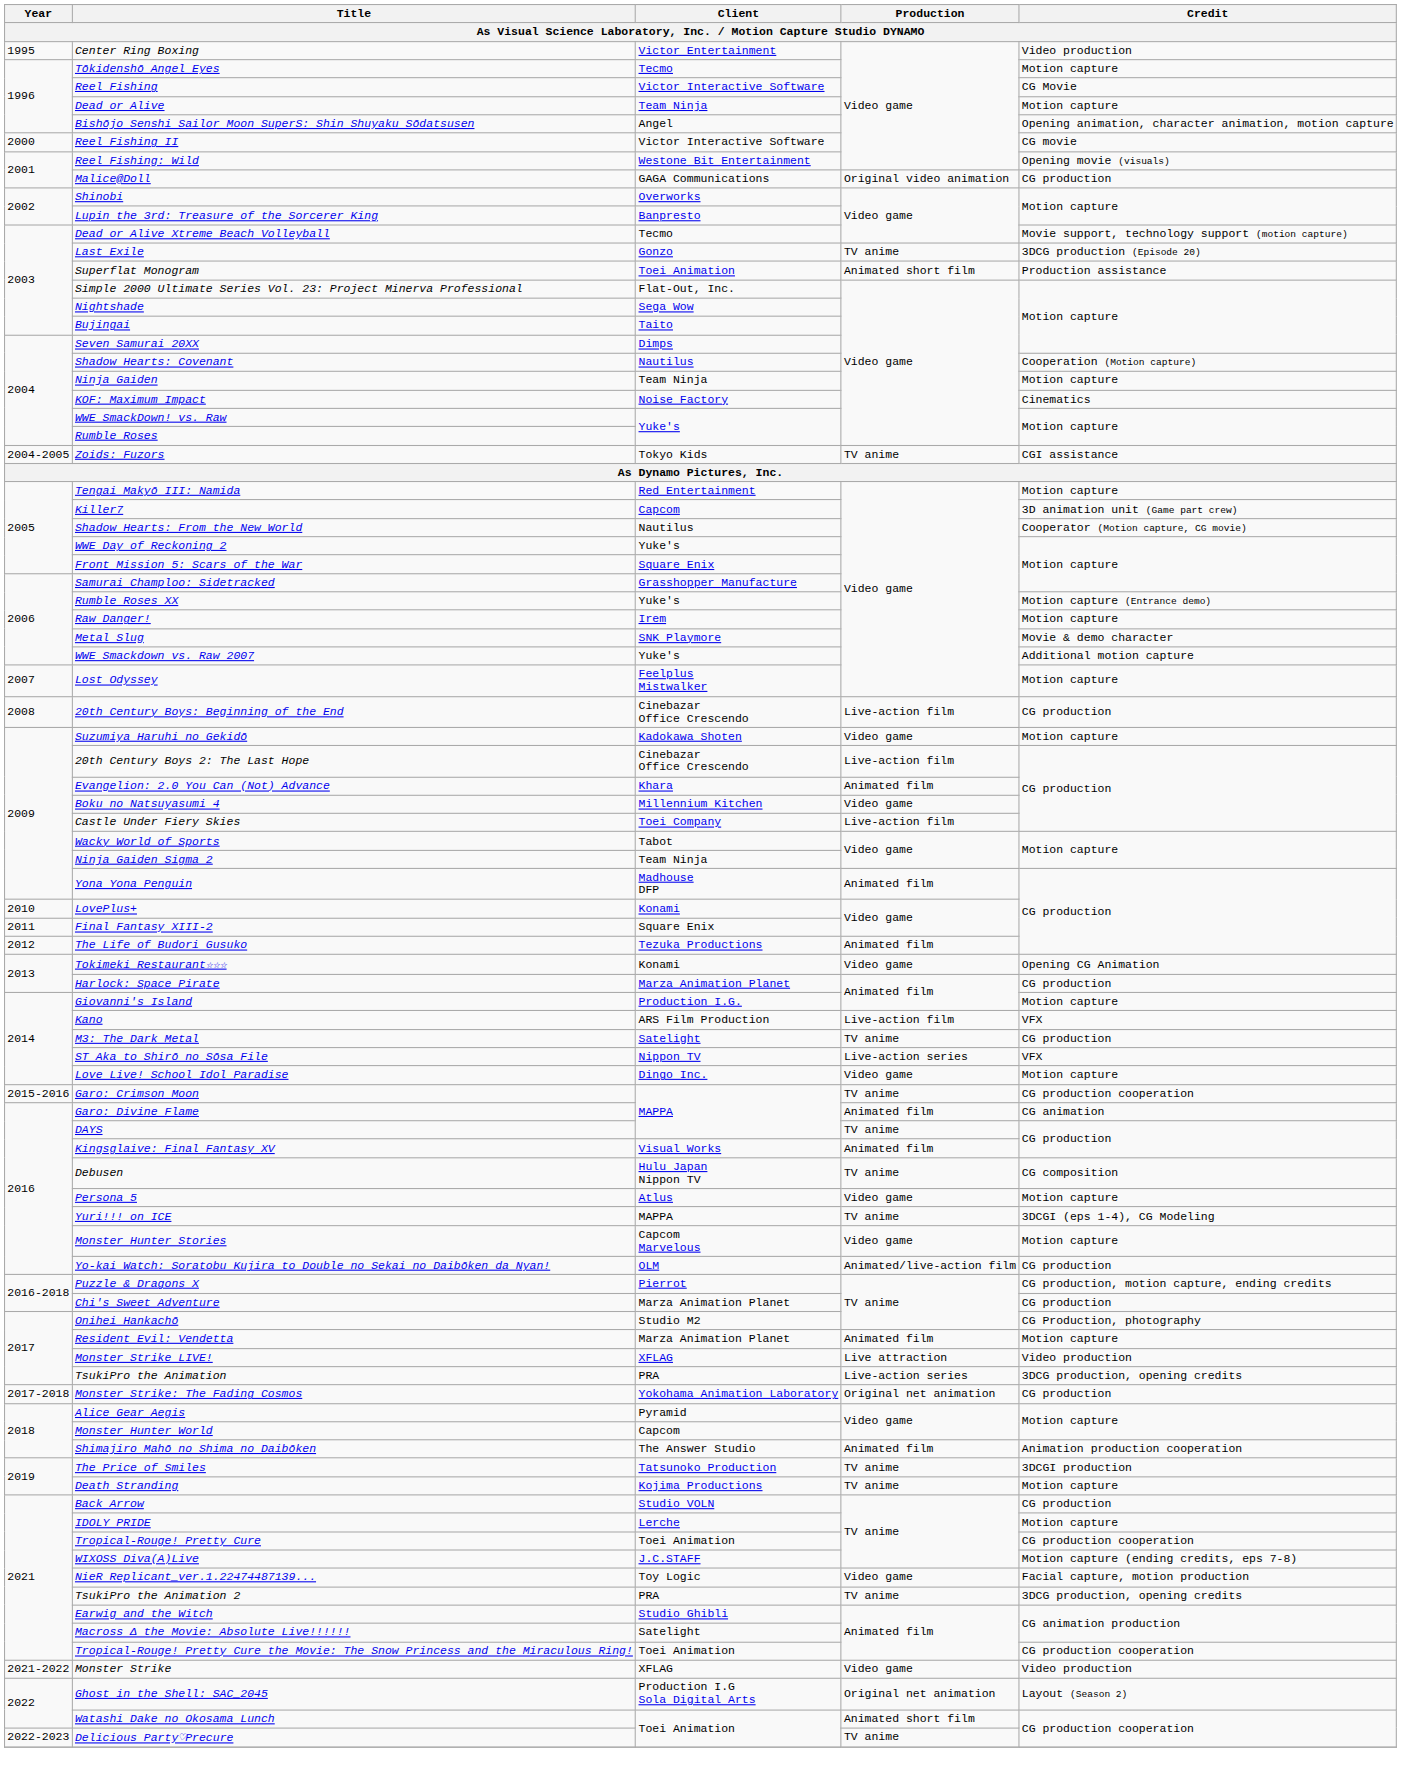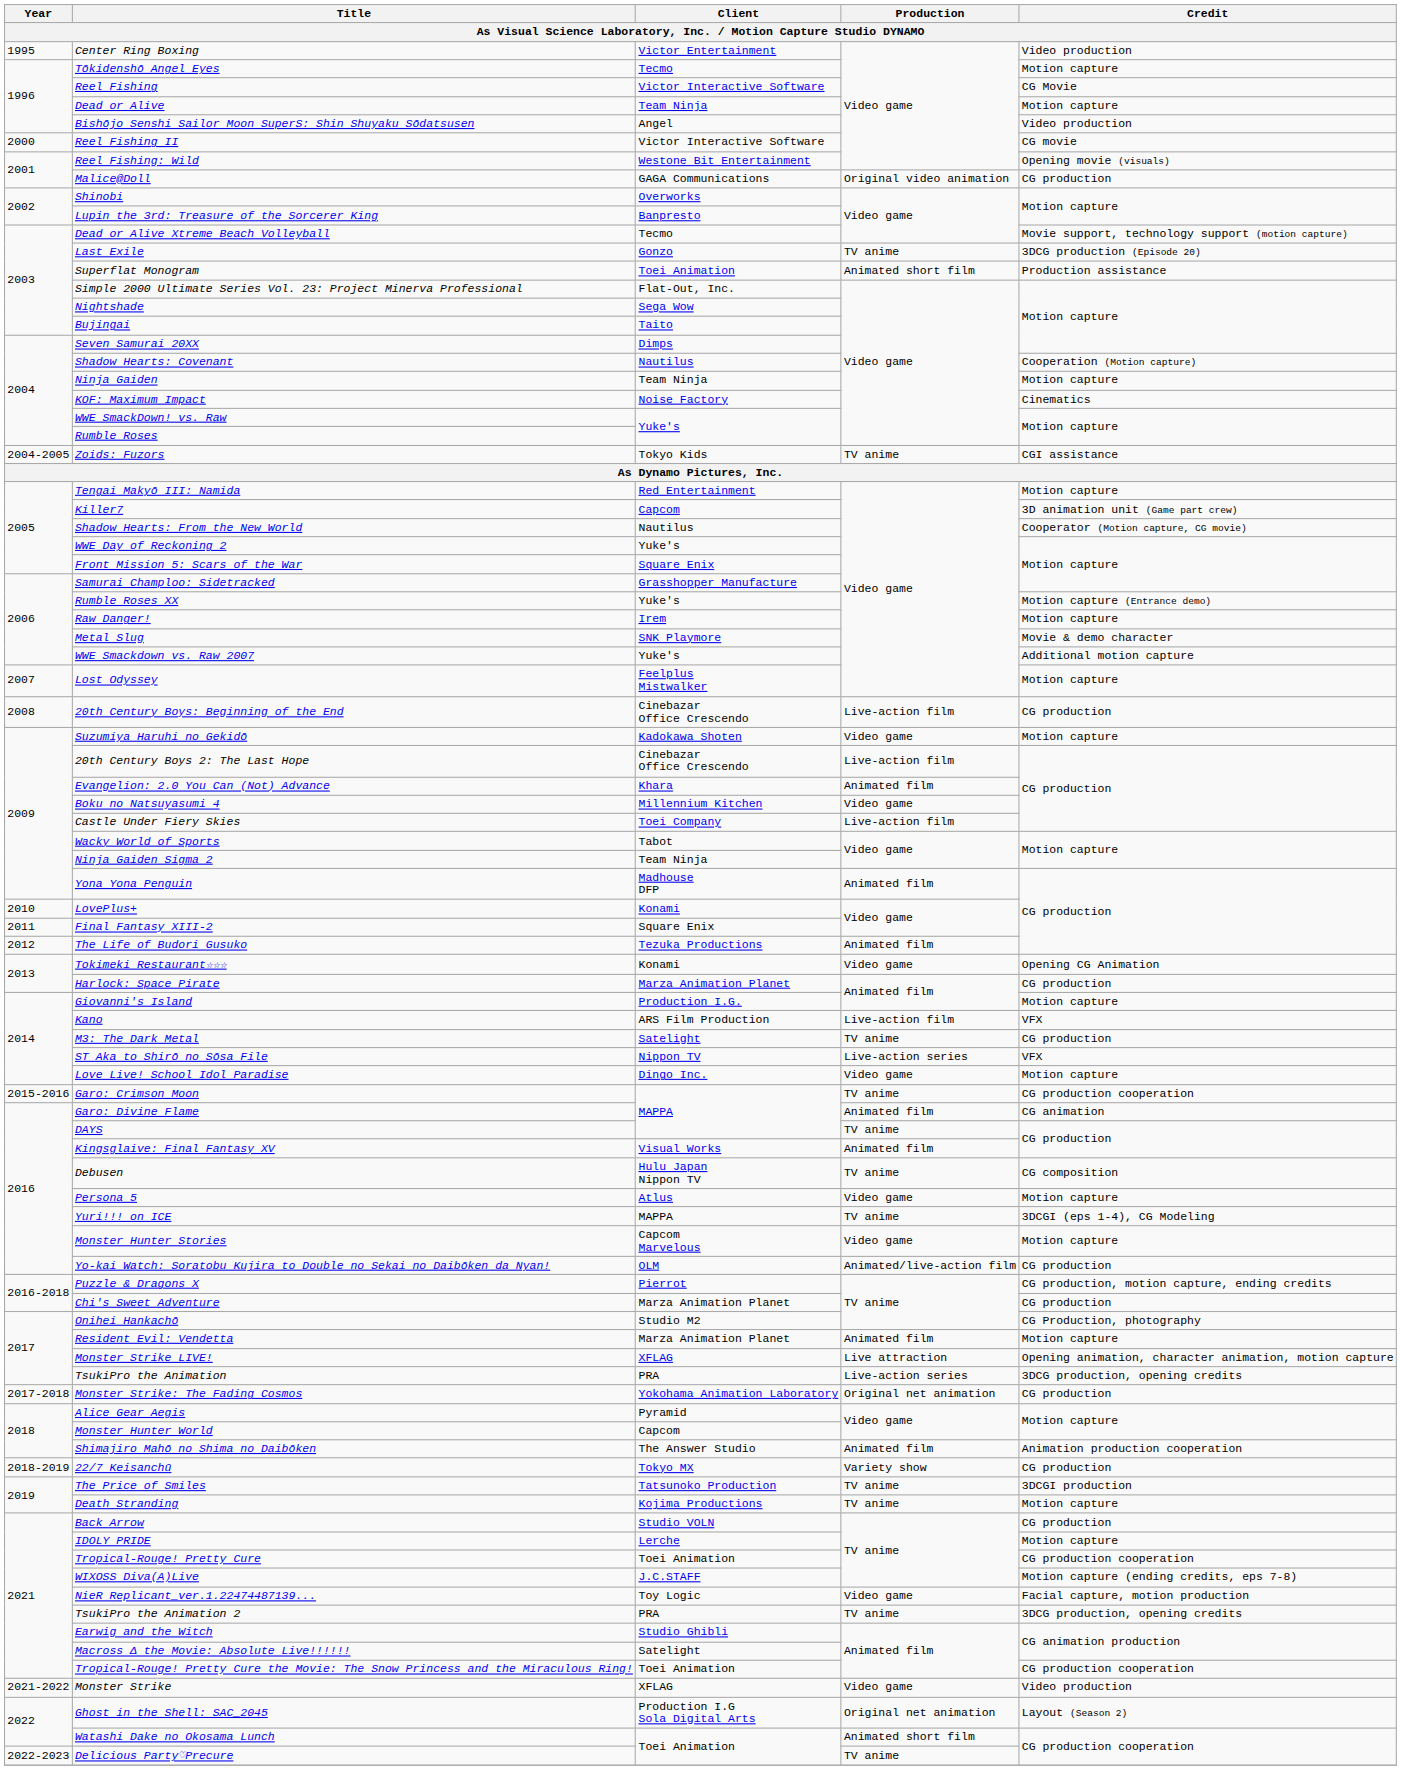(1208, 124) Opening animation, character animation, motion capture -> (1077, 124) Video production
(1077, 1357) Video production -> (1208, 1357) Opening animation, character animation, motion capture
+ row: (123, 1467)
